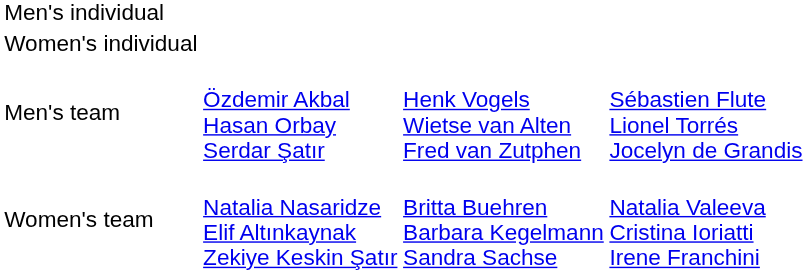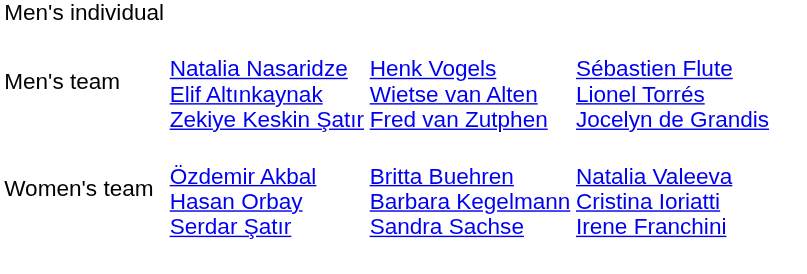- row: (101, 43)
(276, 125) Özdemir Akbal Hasan Orbay Serdar Şatır -> (267, 94) Natalia Nasaridze Elif Altınkaynak Zekiye Keskin Şatır
(300, 232) Natalia Nasaridze Elif Altınkaynak Zekiye Keskin Şatır -> (243, 201) Özdemir Akbal Hasan Orbay Serdar Şatır
